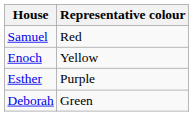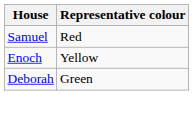- row: (25, 79)
